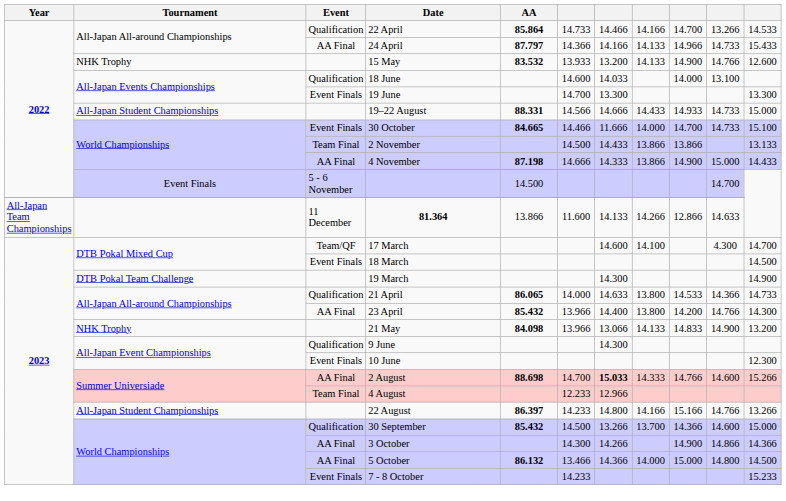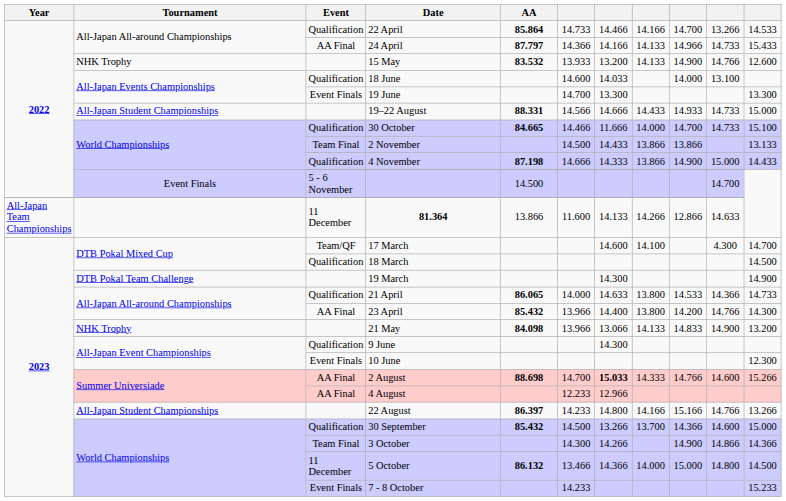(336, 128) Event Finals -> (336, 128) Qualification
(336, 161) AA Final -> (336, 161) Qualification
(336, 262) Event Finals -> (336, 262) Qualification
(336, 394) Team Final -> (336, 394) AA Final
(336, 443) AA Final -> (336, 443) Team Final
(336, 460) AA Final -> (330, 466) 11 December
